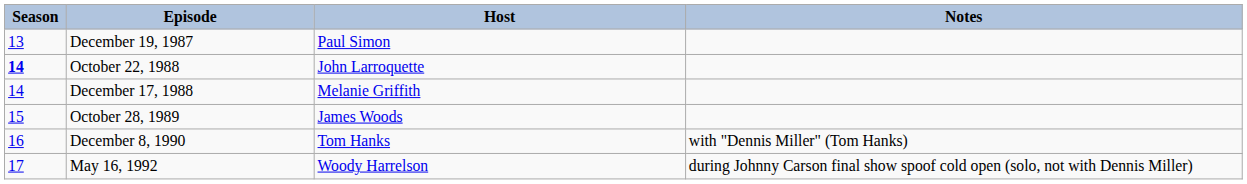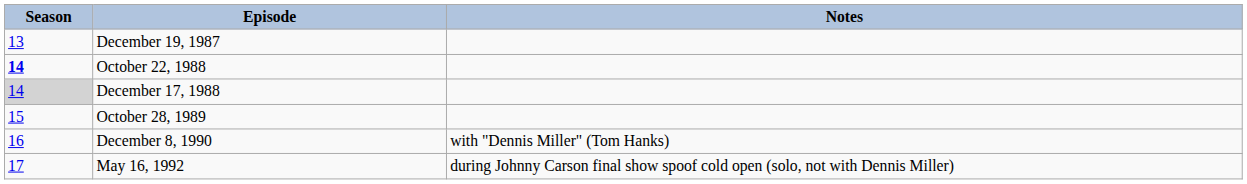- column: (500, 16)
(16, 91) no background -> (16, 91) lightgrey background
